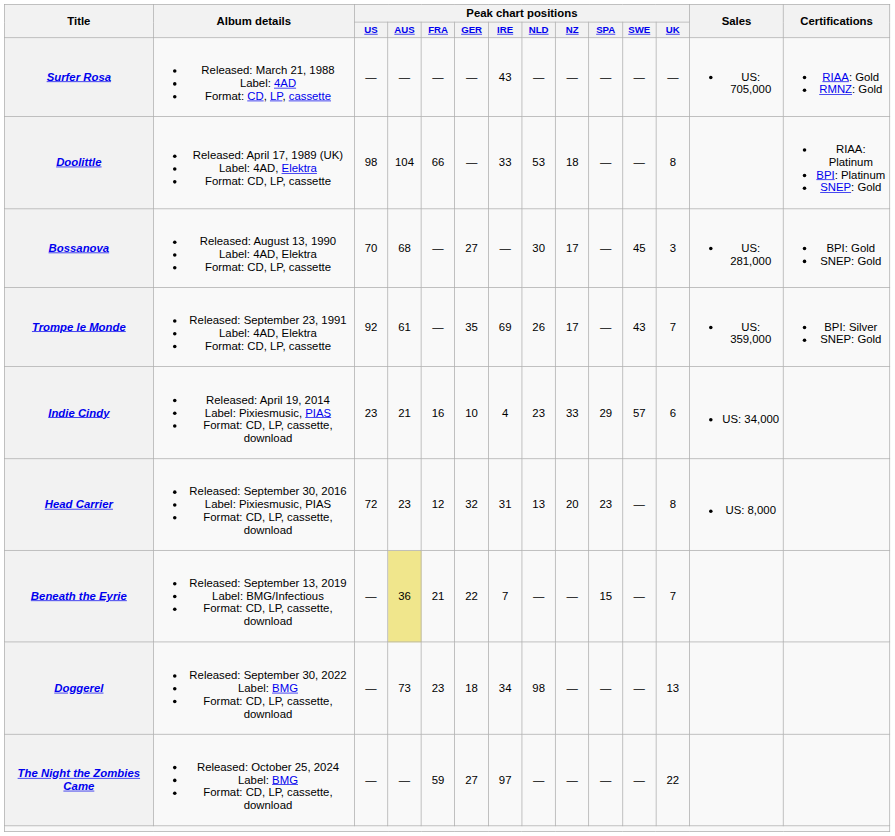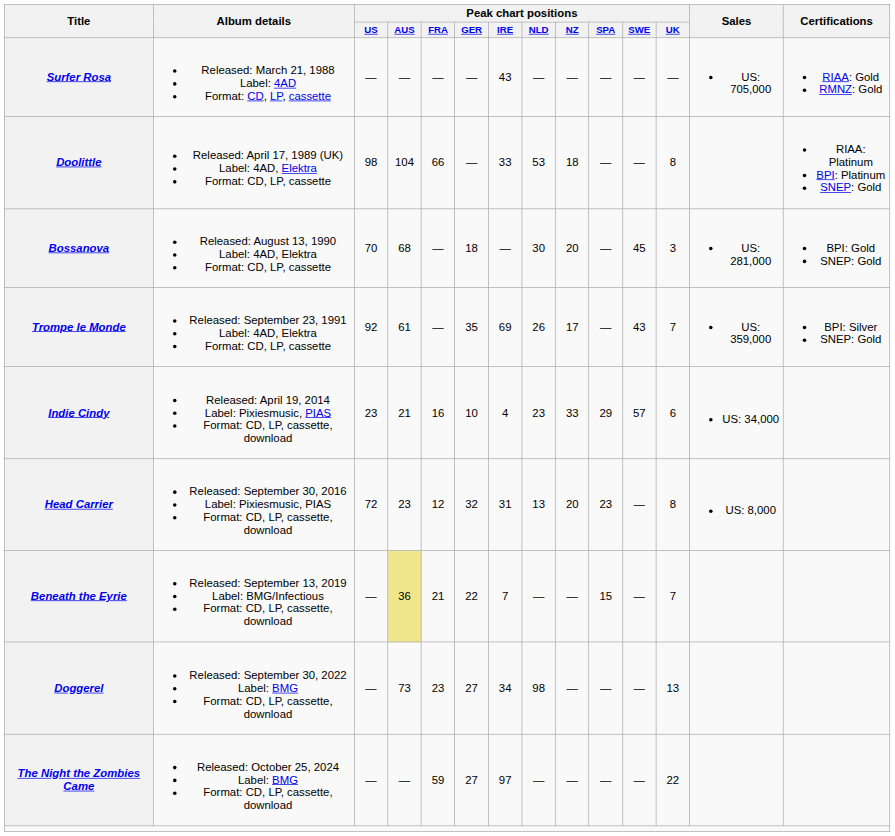(472, 248) 27 -> (472, 248) 18
(572, 248) 17 -> (572, 248) 20
(472, 688) 18 -> (472, 688) 27
